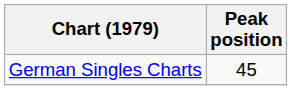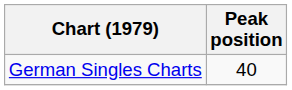(246, 69) 45 -> (246, 69) 40
